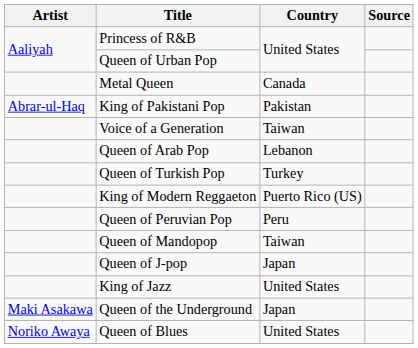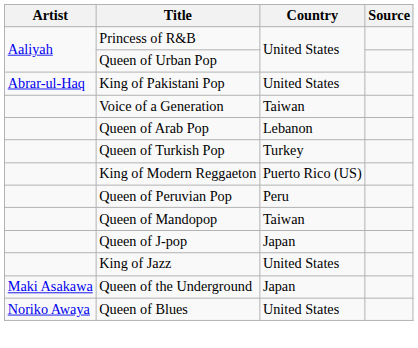- row: (136, 83)
(287, 106) Pakistan -> (301, 83) United States
